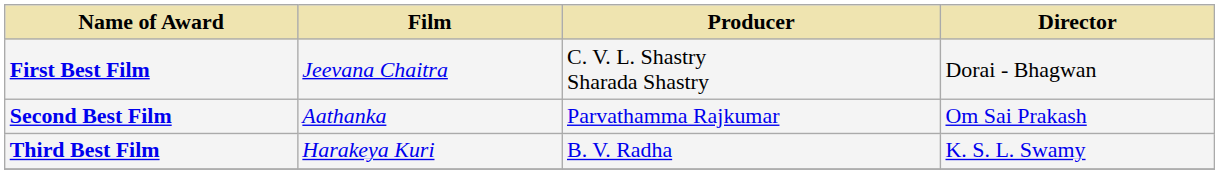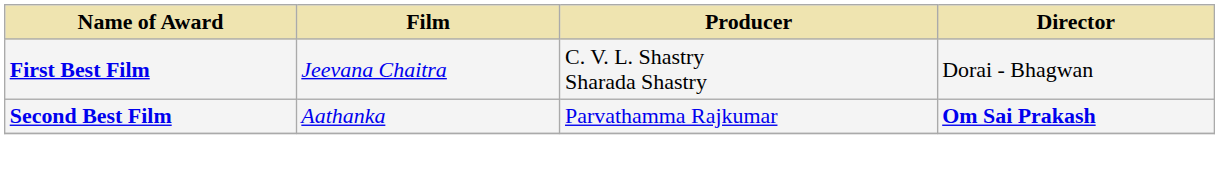(1016, 116) normal -> (1019, 116) bold
- row: (85, 150)
